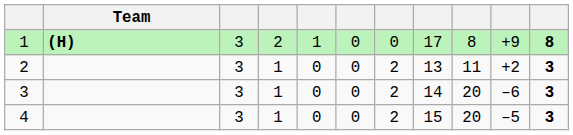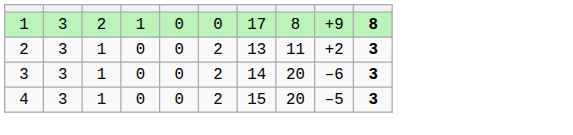- column: (132, 17)
